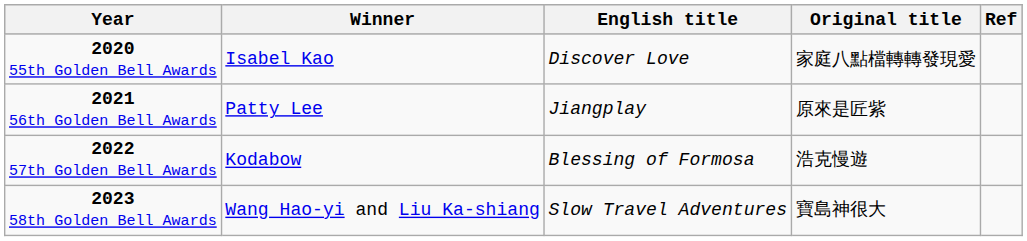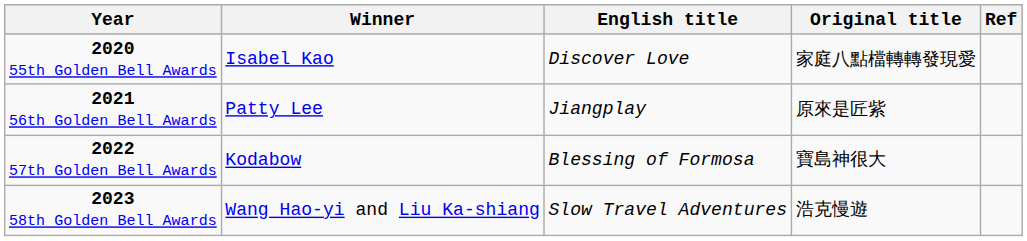(832, 161) 浩克慢遊 -> (841, 161) 寶島神很大
(841, 211) 寶島神很大 -> (832, 211) 浩克慢遊
